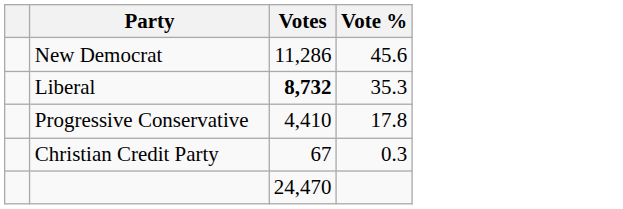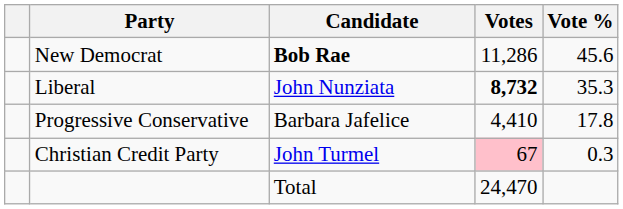+ column: (372, 21)
(321, 154) no background -> (527, 154) pink background
